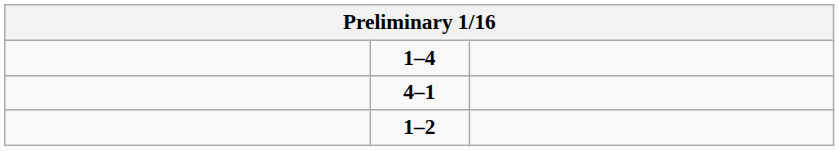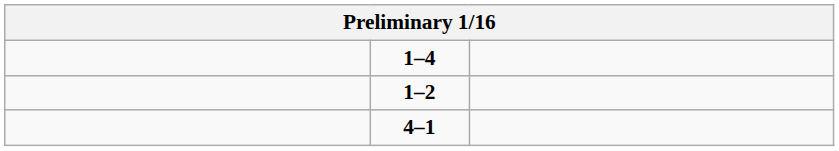rows swapped: (419, 92) <-> (419, 127)
